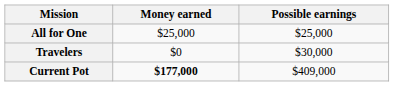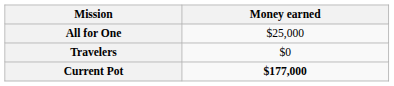- column: (314, 14)
